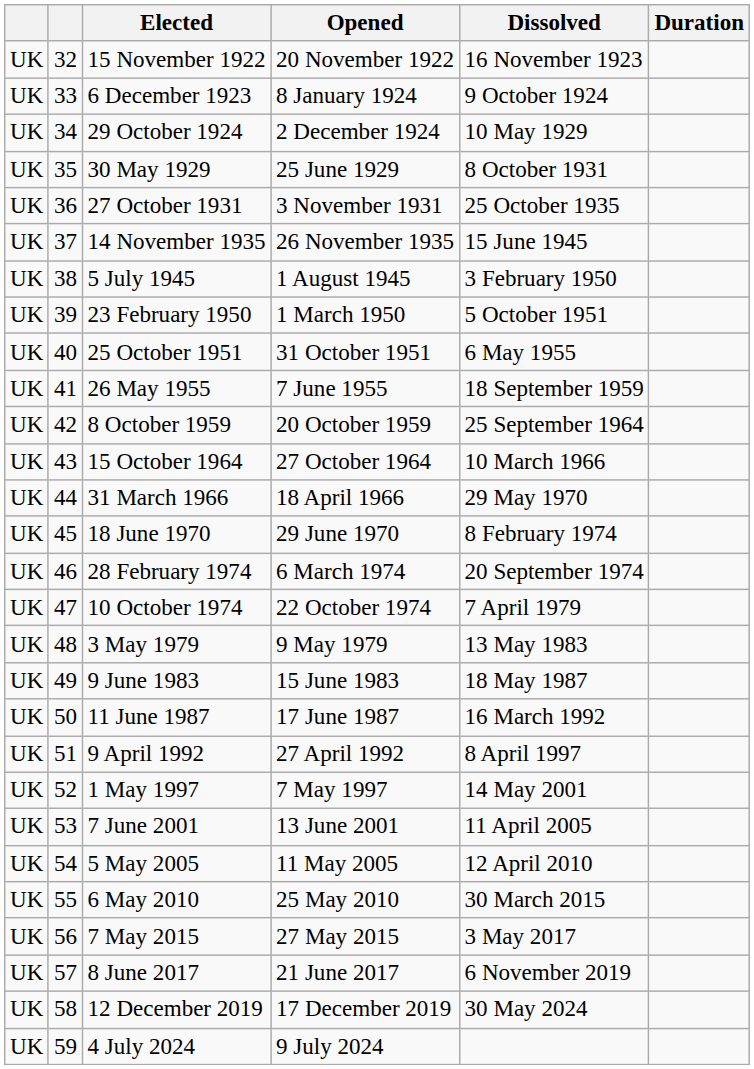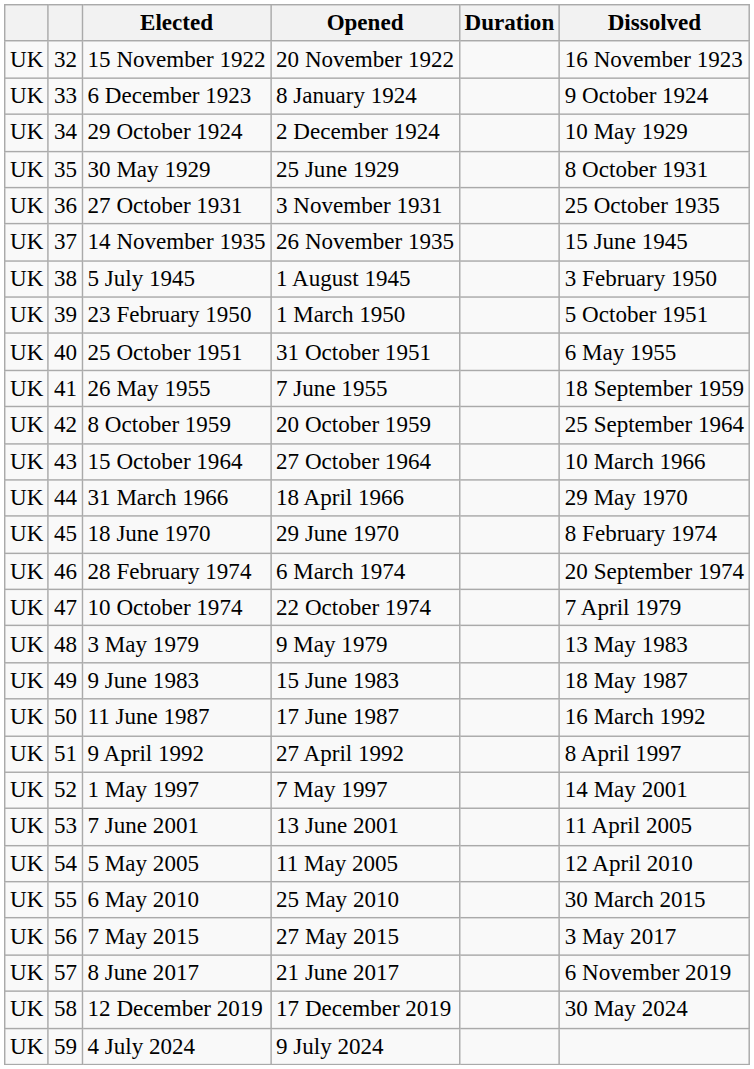columns swapped: (554, 22) <-> (699, 22)
